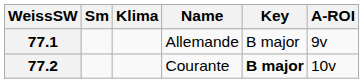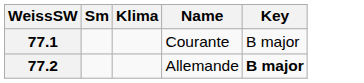- column: (333, 16)
(202, 41) Allemande -> (197, 41) Courante
(197, 66) Courante -> (202, 66) Allemande
